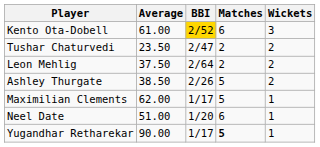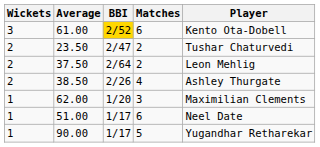columns swapped: (290, 13) <-> (70, 13)
(222, 82) 5 -> (139, 82) 4
(201, 99) 1/17 -> (118, 99) 1/20
(222, 99) 5 -> (139, 99) 3
(201, 116) 1/20 -> (118, 116) 1/17
(222, 133) bold -> (139, 133) normal
